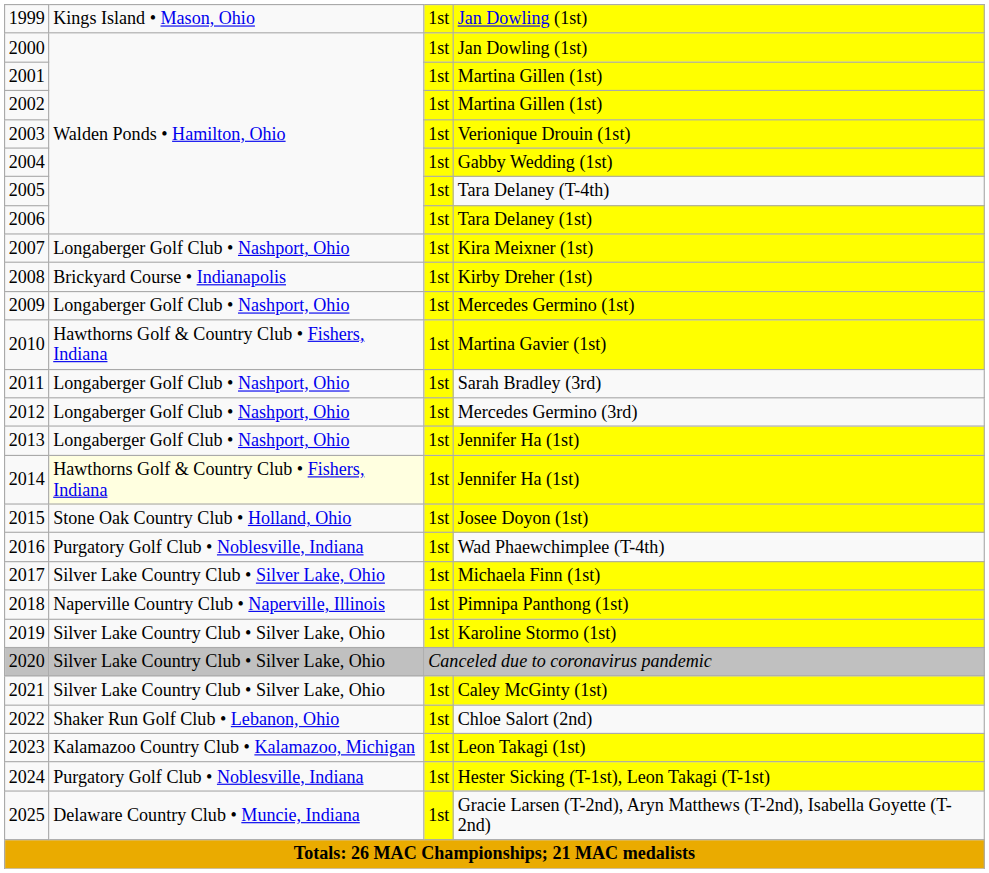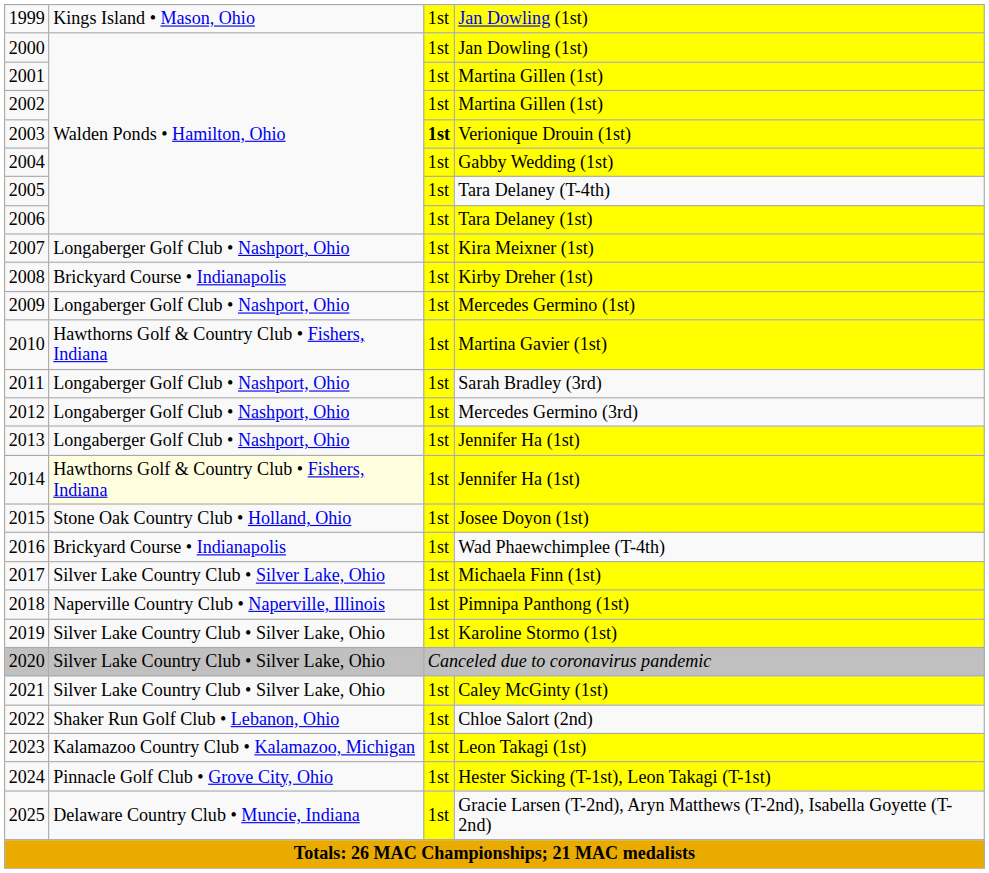(439, 133) normal -> (439, 133) bold
(208, 546) Purgatory Golf Club • Noblesville, Indiana -> (170, 546) Brickyard Course • Indianapolis
(208, 776) Purgatory Golf Club • Noblesville, Indiana -> (193, 776) Pinnacle Golf Club • Grove City, Ohio
